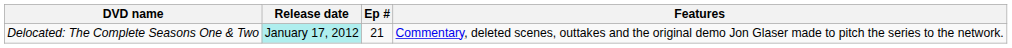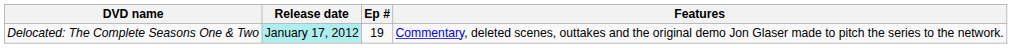(377, 33) 21 -> (377, 33) 19
